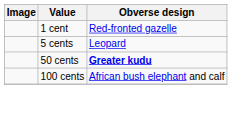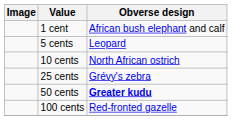(133, 29) Red-fronted gazelle -> (157, 29) African bush elephant and calf
+ row: (60, 60)
+ row: (60, 76)
(157, 76) African bush elephant and calf -> (133, 108) Red-fronted gazelle
